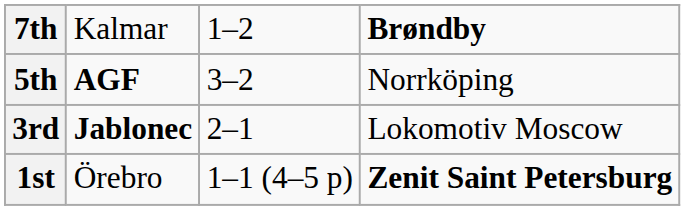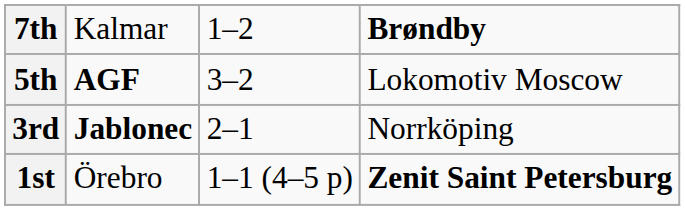(441, 79) Norrköping -> (495, 79) Lokomotiv Moscow
(495, 128) Lokomotiv Moscow -> (441, 128) Norrköping
